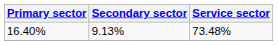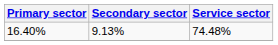(212, 31) 73.48% -> (212, 31) 74.48%
